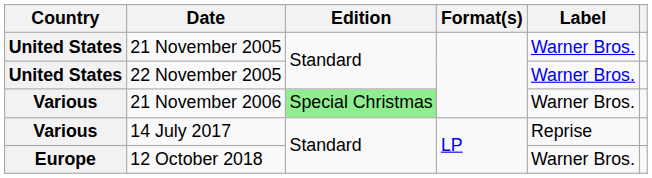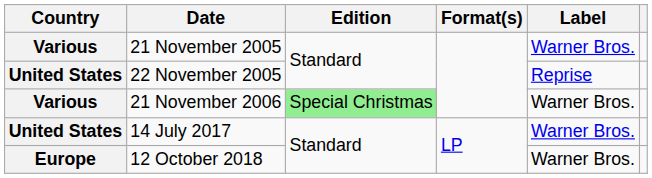(65, 46) United States -> (65, 46) Various
(583, 74) Warner Bros. -> (562, 74) Reprise
(65, 131) Various -> (65, 131) United States
(562, 131) Reprise -> (583, 131) Warner Bros.
